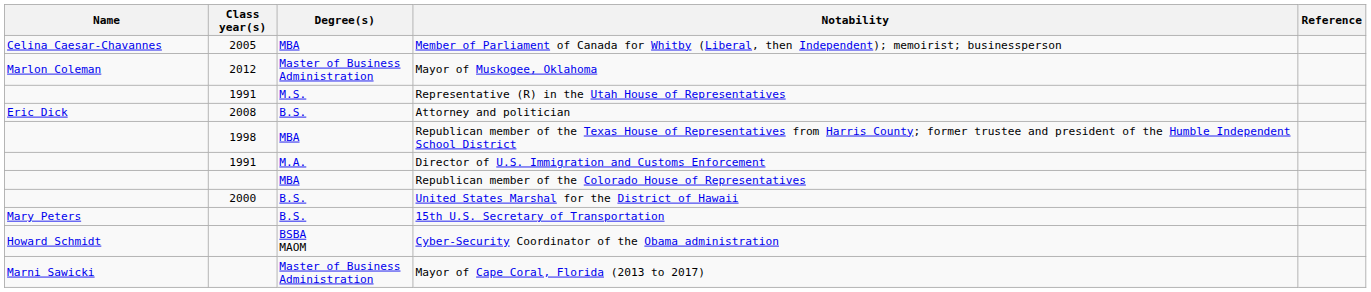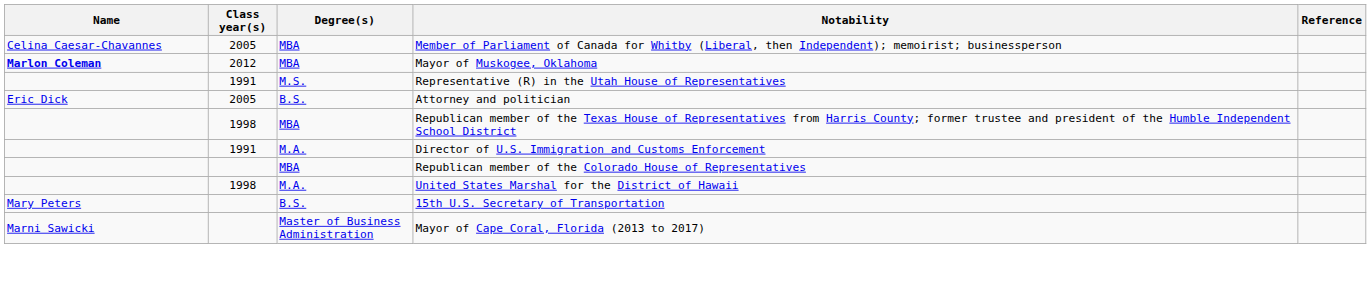(54, 69) normal -> (54, 63) bold
(340, 69) Master of Business Administration -> (289, 63) MBA
(243, 112) 2008 -> (243, 99) 2005
(243, 198) 2000 -> (243, 185) 1998
(293, 198) B.S. -> (293, 185) M.A.
- row: (597, 241)
